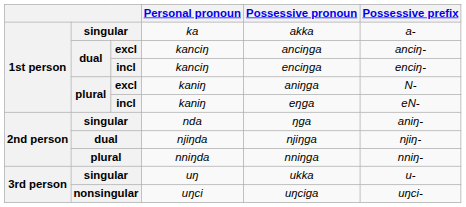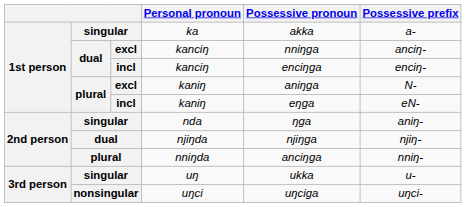(302, 49) anciŋga -> (302, 49) nniŋga
(302, 157) nniŋga -> (302, 157) anciŋga
